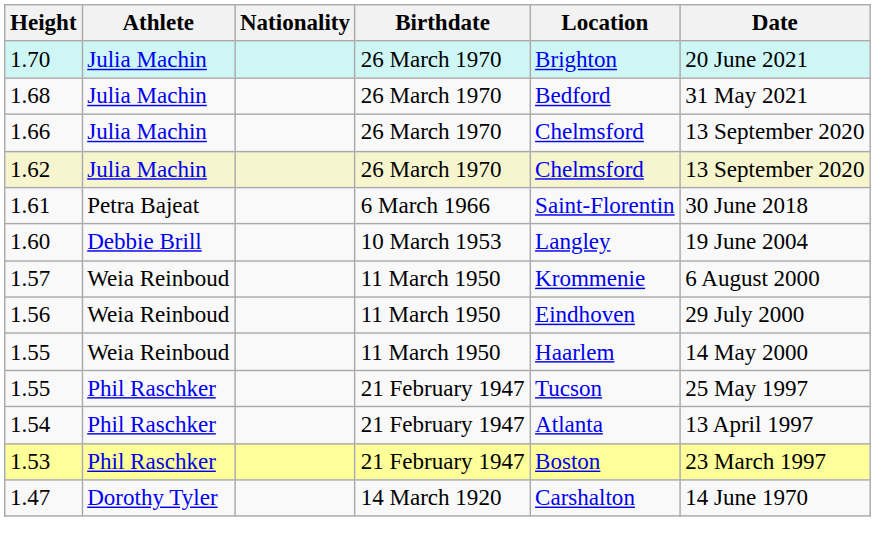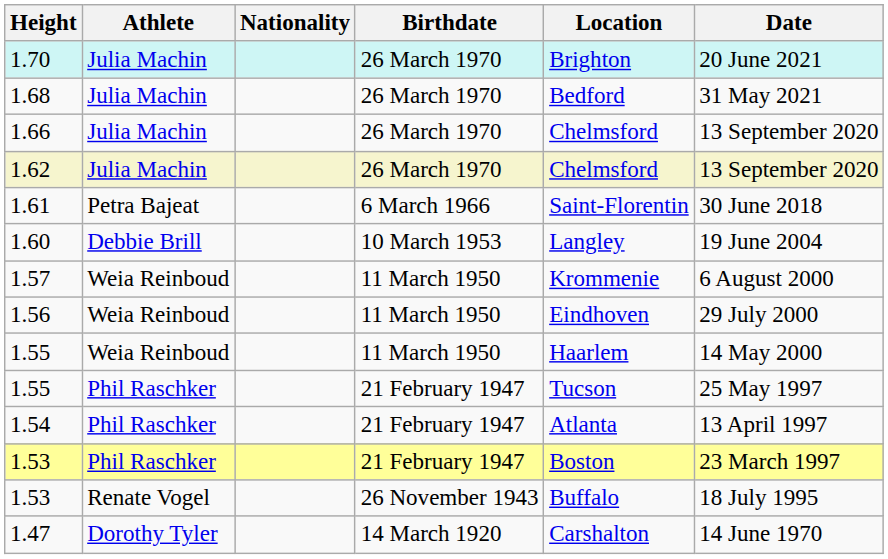+ row: (30, 497)
